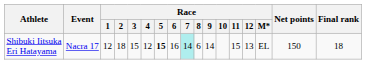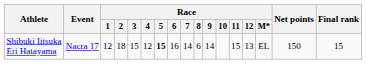(188, 46) paleturquoise background -> (188, 46) no background
(339, 46) 18 -> (339, 46) 15
